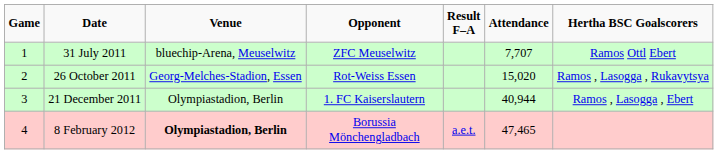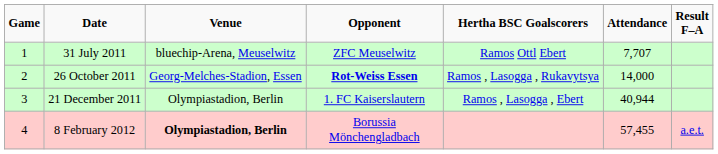columns swapped: (464, 23) <-> (633, 23)
(374, 76) normal -> (374, 76) bold
(519, 76) 15,020 -> (637, 76) 14,000
(519, 130) 47,465 -> (637, 130) 57,455
